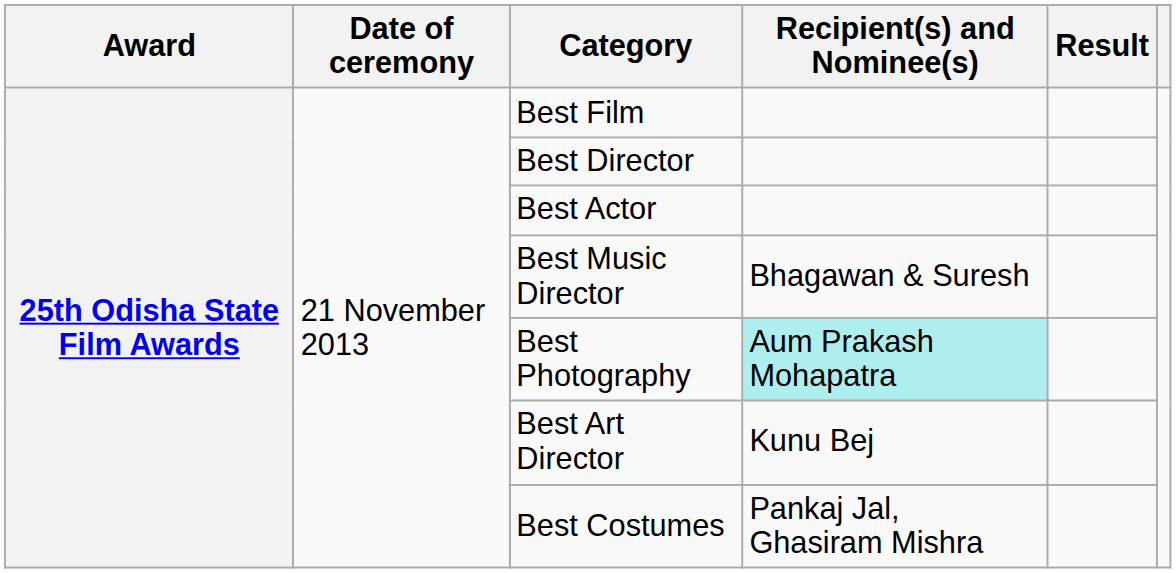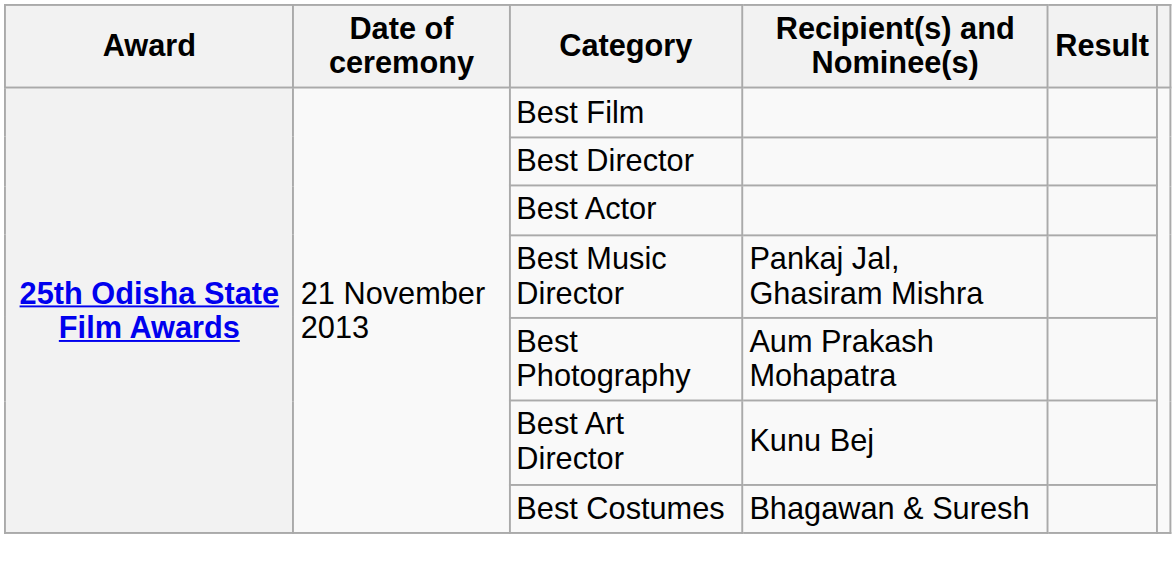(889, 275) Bhagawan & Suresh -> (866, 275) Pankaj Jal, Ghasiram Mishra
(842, 358) paleturquoise background -> (842, 358) no background
(866, 525) Pankaj Jal, Ghasiram Mishra -> (889, 508) Bhagawan & Suresh
